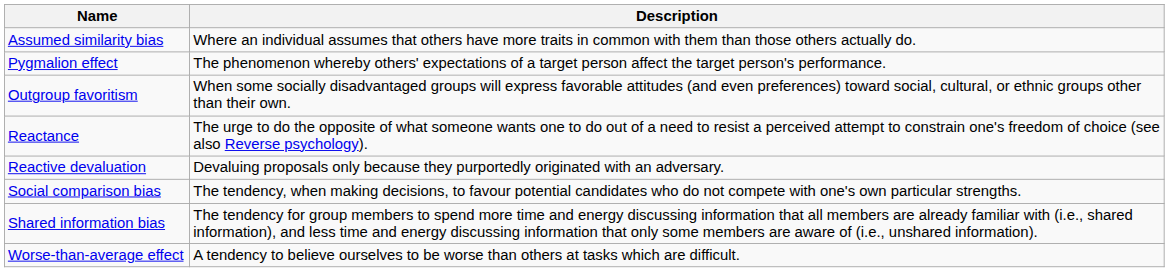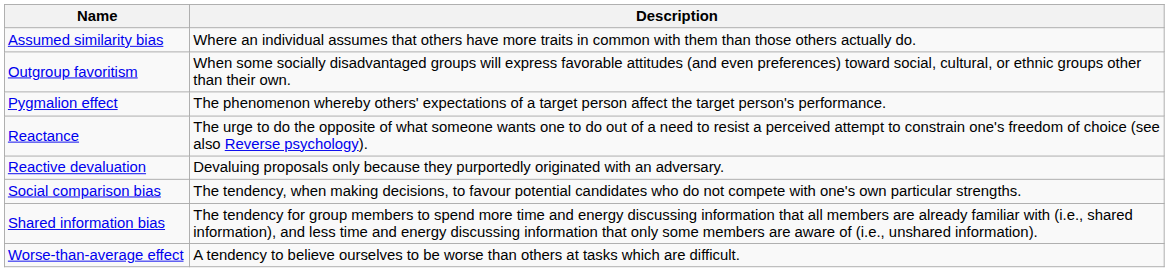rows swapped: (73, 95) <-> (63, 63)
